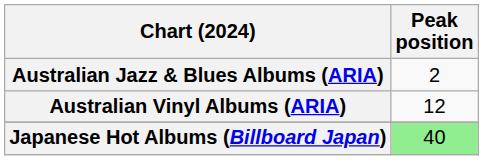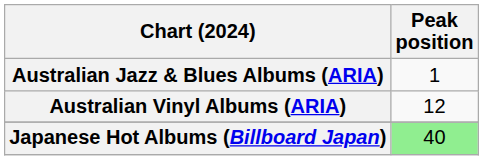(434, 74) 2 -> (434, 74) 1
